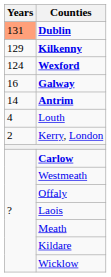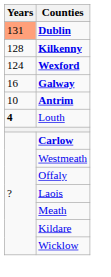(15, 48) 129 -> (15, 48) 128
(12, 100) 14 -> (12, 100) 10
(10, 118) normal -> (10, 118) bold
- row: (71, 135)
